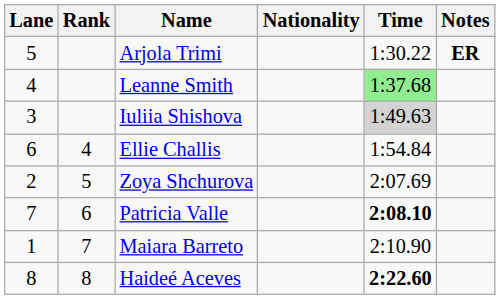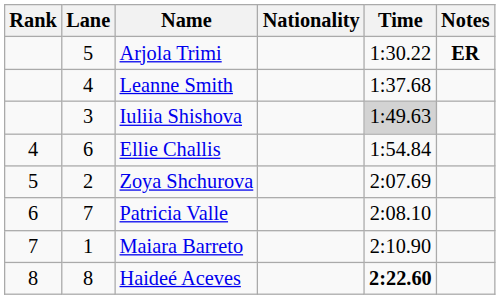columns swapped: (86, 20) <-> (31, 20)
(400, 85) lightgreen background -> (400, 85) no background
(400, 213) bold -> (400, 213) normal
